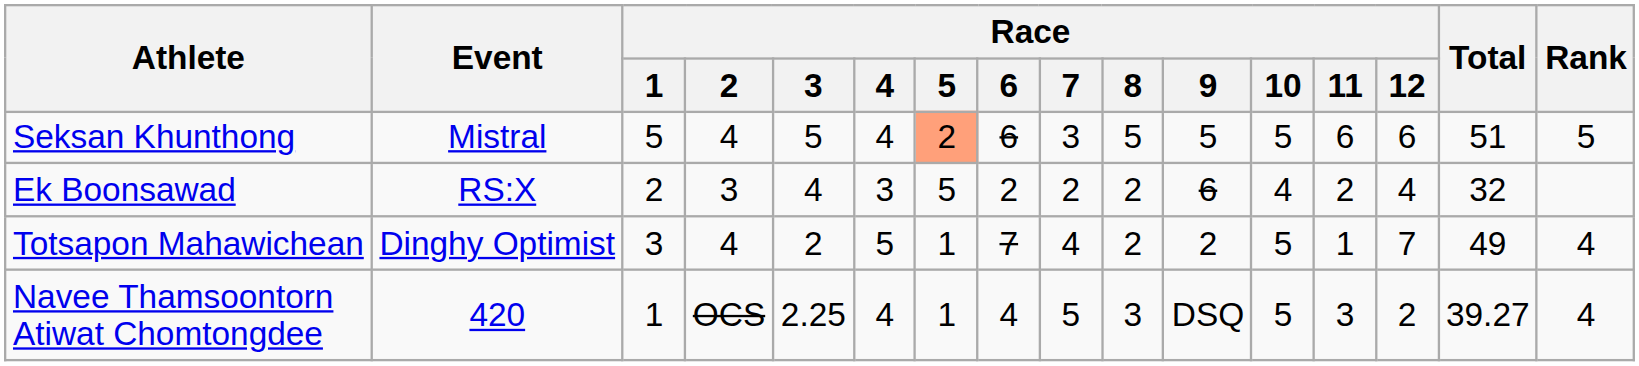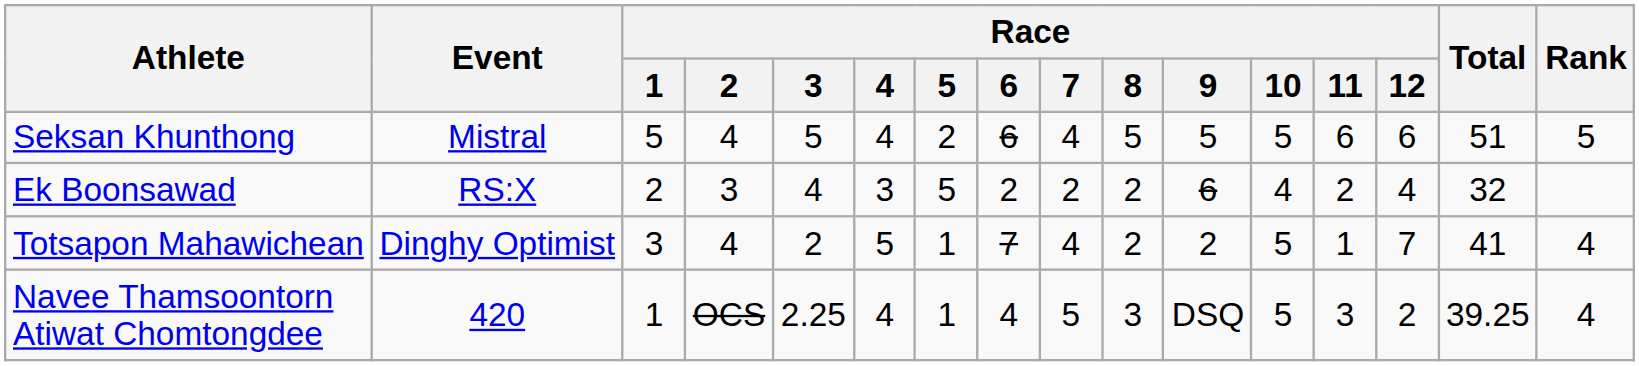(947, 138) lightsalmon background -> (947, 138) no background
(1071, 138) 3 -> (1071, 138) 4
(1488, 243) 49 -> (1488, 243) 41
(1488, 314) 39.27 -> (1488, 314) 39.25
